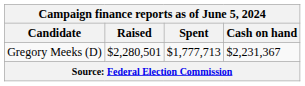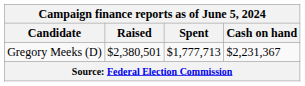(134, 52) $2,280,501 -> (134, 52) $2,380,501
